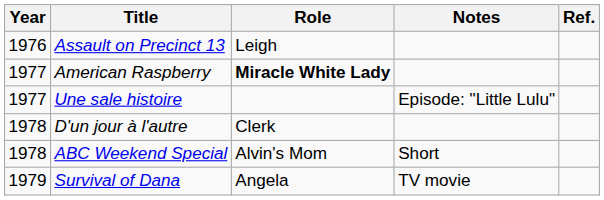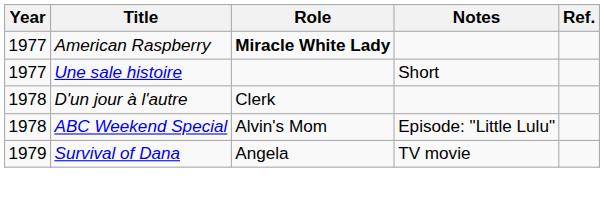- row: (140, 45)
(477, 99) Episode: "Little Lulu" -> (419, 72) Short
(419, 153) Short -> (477, 126) Episode: "Little Lulu"
